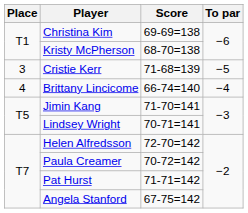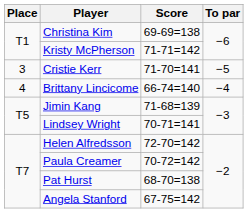(172, 50) 68-70=138 -> (172, 50) 71-71=142
(172, 69) 71-68=139 -> (172, 69) 71-70=141
(172, 106) 71-70=141 -> (172, 106) 71-68=139
(172, 180) 71-71=142 -> (172, 180) 68-70=138
